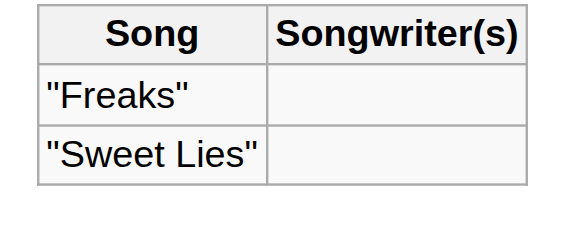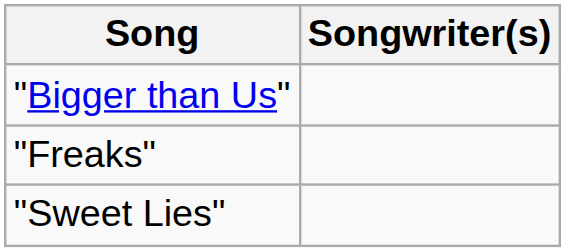+ row: (152, 94)
